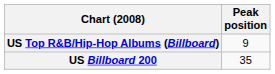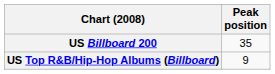rows swapped: (113, 60) <-> (113, 43)
